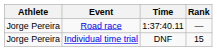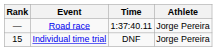columns swapped: (33, 12) <-> (199, 12)
